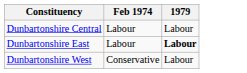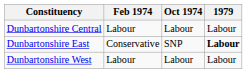+ column: (183, 12)
(121, 44) Labour -> (133, 44) Conservative
(133, 60) Conservative -> (121, 60) Labour
